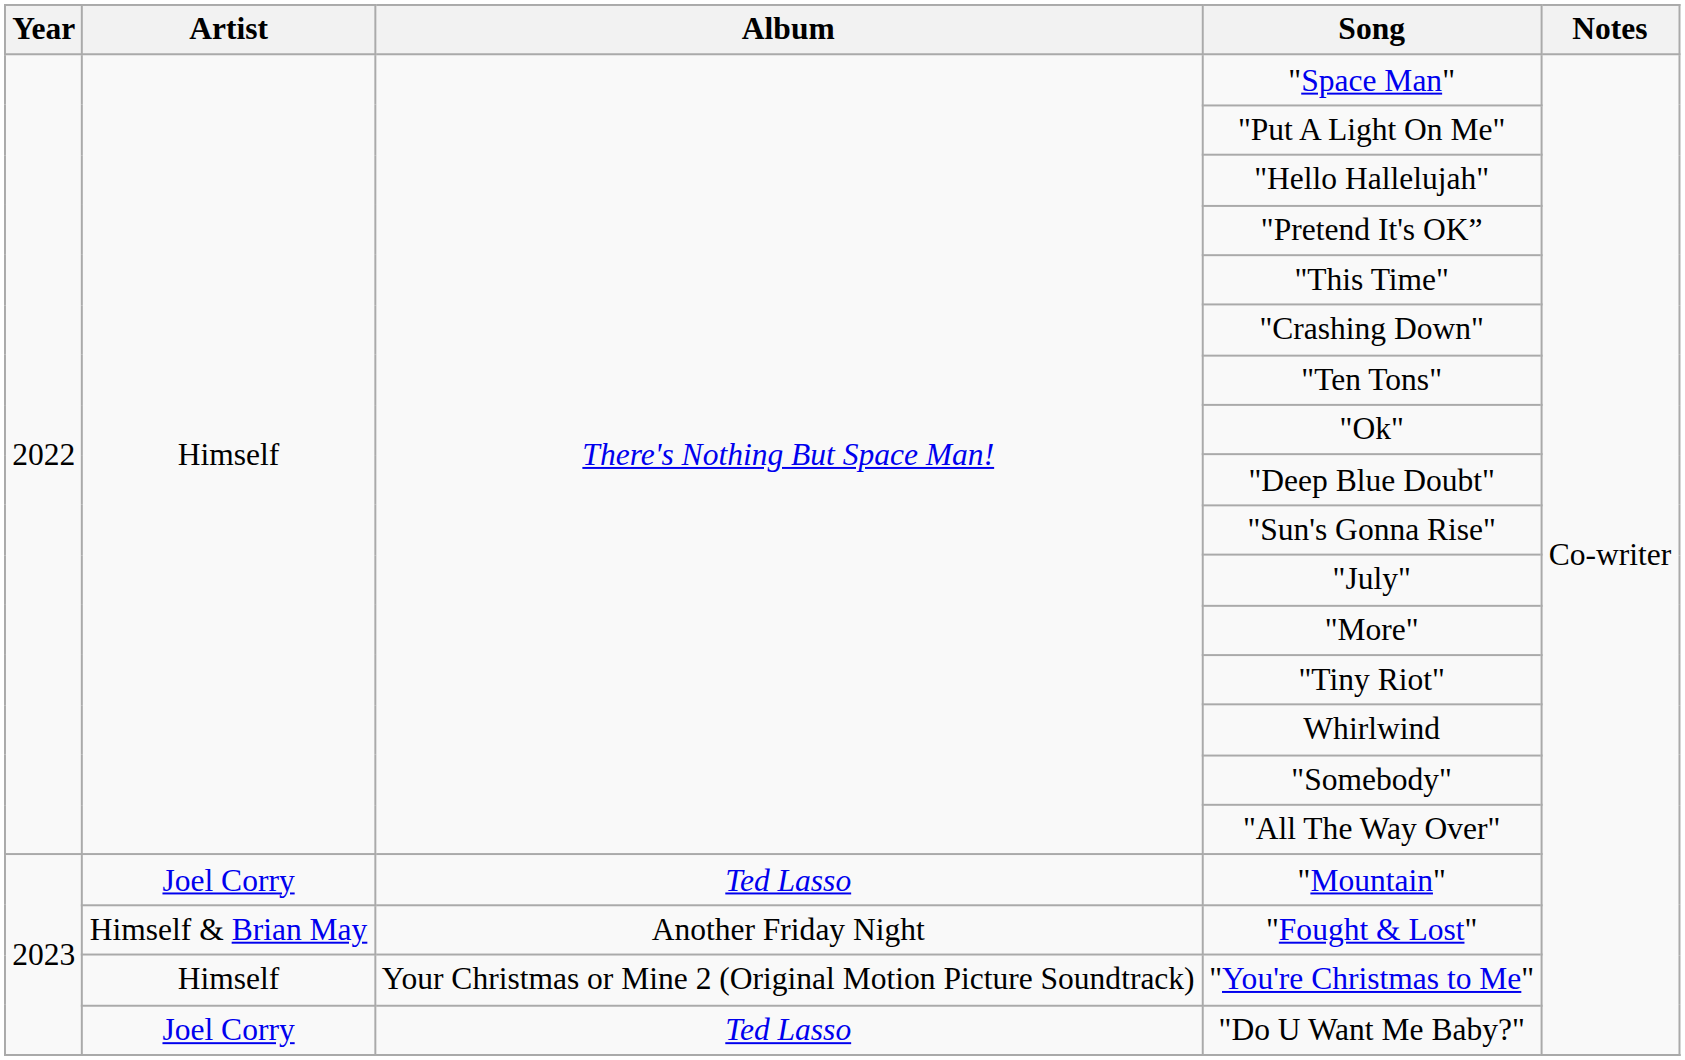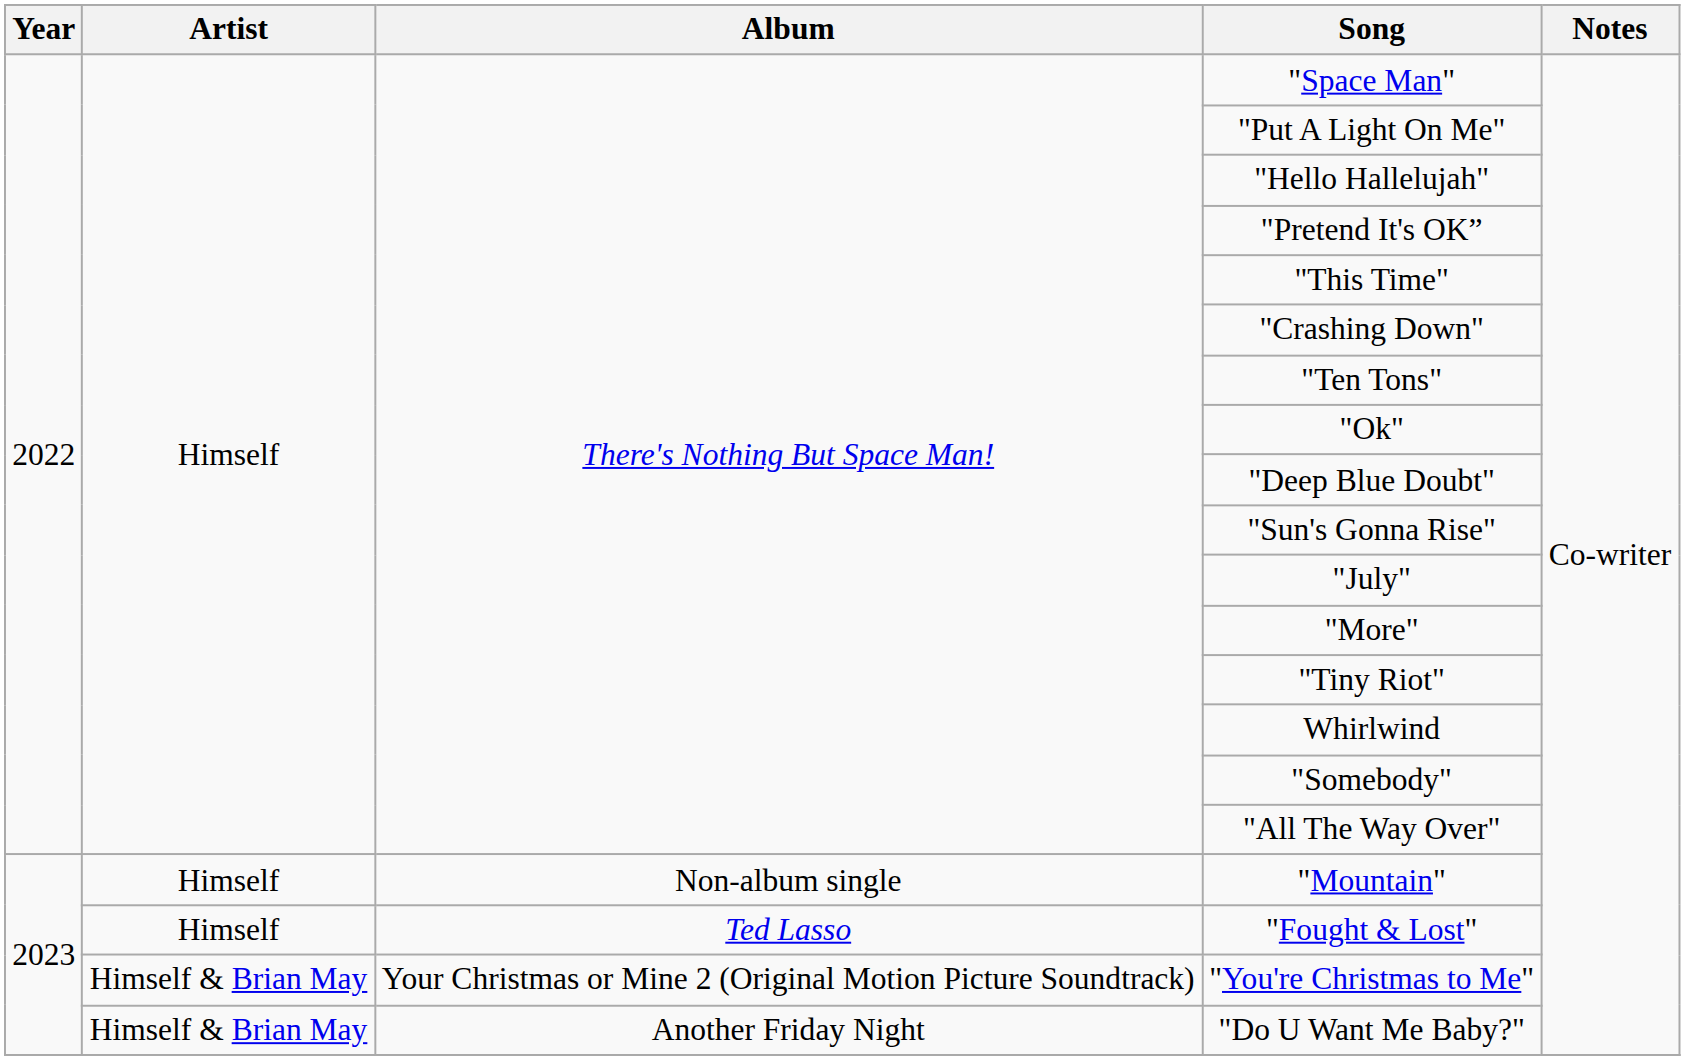(229, 879) Joel Corry -> (229, 879) Himself
(788, 879) Ted Lasso -> (788, 879) Non-album single
(229, 929) Himself & Brian May -> (229, 929) Himself
(788, 929) Another Friday Night -> (788, 929) Ted Lasso
(229, 979) Himself -> (229, 979) Himself & Brian May
(229, 1029) Joel Corry -> (229, 1029) Himself & Brian May
(788, 1029) Ted Lasso -> (788, 1029) Another Friday Night
